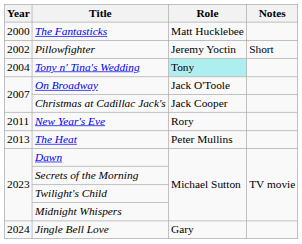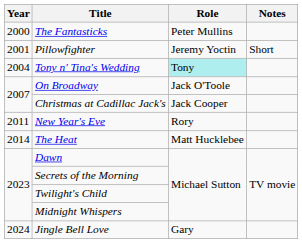(207, 31) Matt Hucklebee -> (202, 31) Peter Mullins
(18, 49) 2002 -> (18, 49) 2001
(18, 139) 2013 -> (18, 139) 2014
(202, 139) Peter Mullins -> (207, 139) Matt Hucklebee
